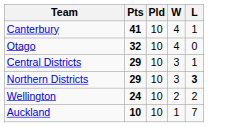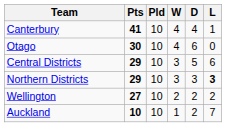+ column: (194, 12)
(135, 46) 32 -> (135, 46) 30
(194, 63) 1 -> (212, 63) 6
(135, 96) 24 -> (135, 96) 27
